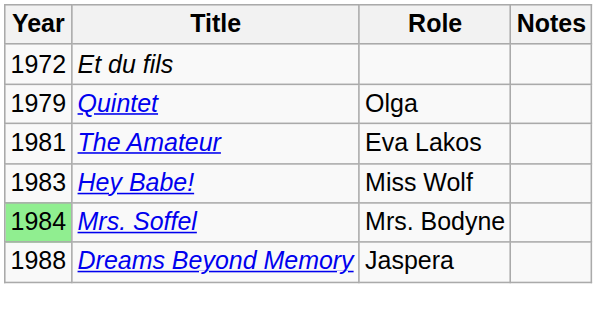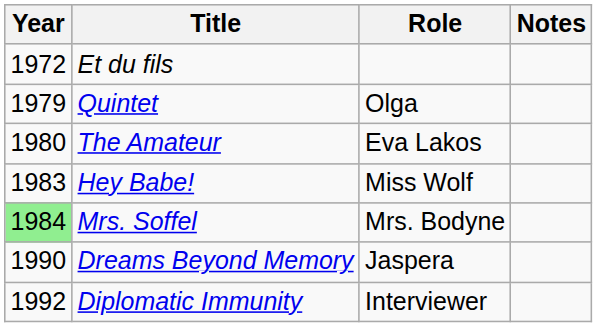(38, 143) 1981 -> (38, 143) 1980
(38, 261) 1988 -> (38, 261) 1990
+ row: (190, 301)
